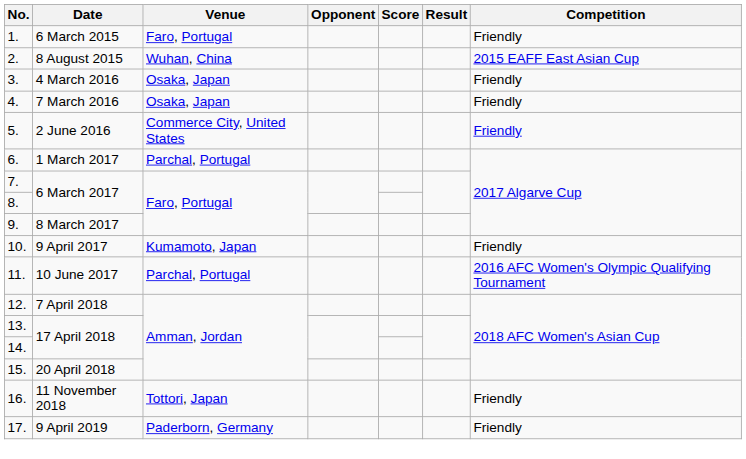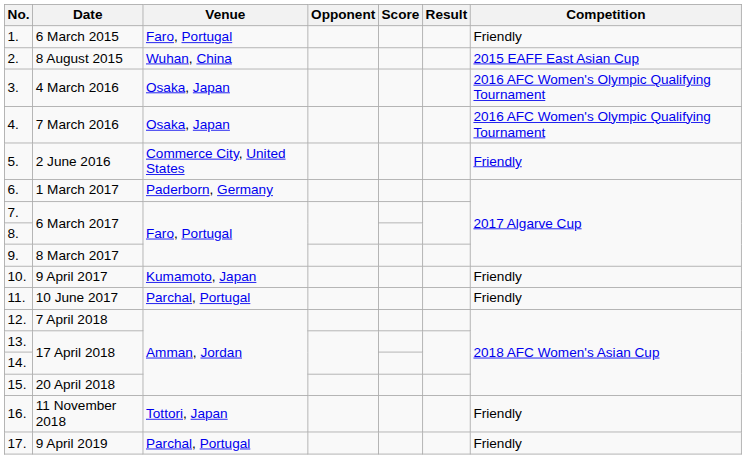(498, 79) Friendly -> (592, 87) 2016 AFC Women's Olympic Qualifying Tournament
(498, 101) Friendly -> (592, 124) 2016 AFC Women's Olympic Qualifying Tournament
(198, 159) Parchal, Portugal -> (209, 190) Paderborn, Germany
(592, 275) 2016 AFC Women's Olympic Qualifying Tournament -> (498, 298) Friendly
(209, 427) Paderborn, Germany -> (198, 443) Parchal, Portugal
